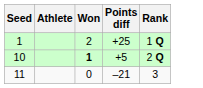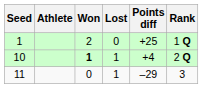+ column: (116, 18)
(121, 58) +5 -> (148, 58) +4
(121, 74) –21 -> (148, 74) –29
